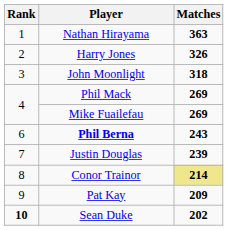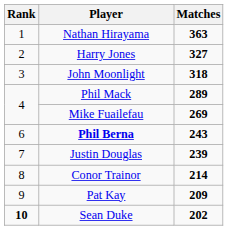(198, 54) 326 -> (198, 54) 327
(198, 94) 269 -> (198, 94) 289
(198, 175) khaki background -> (198, 175) no background
